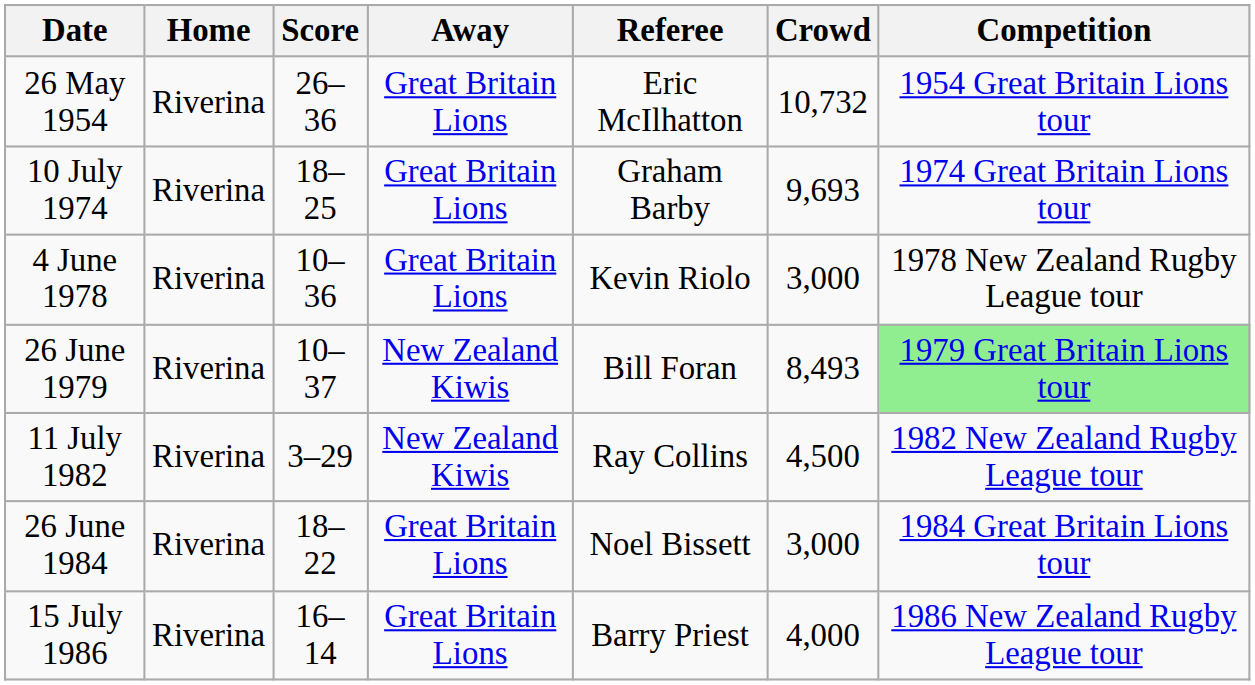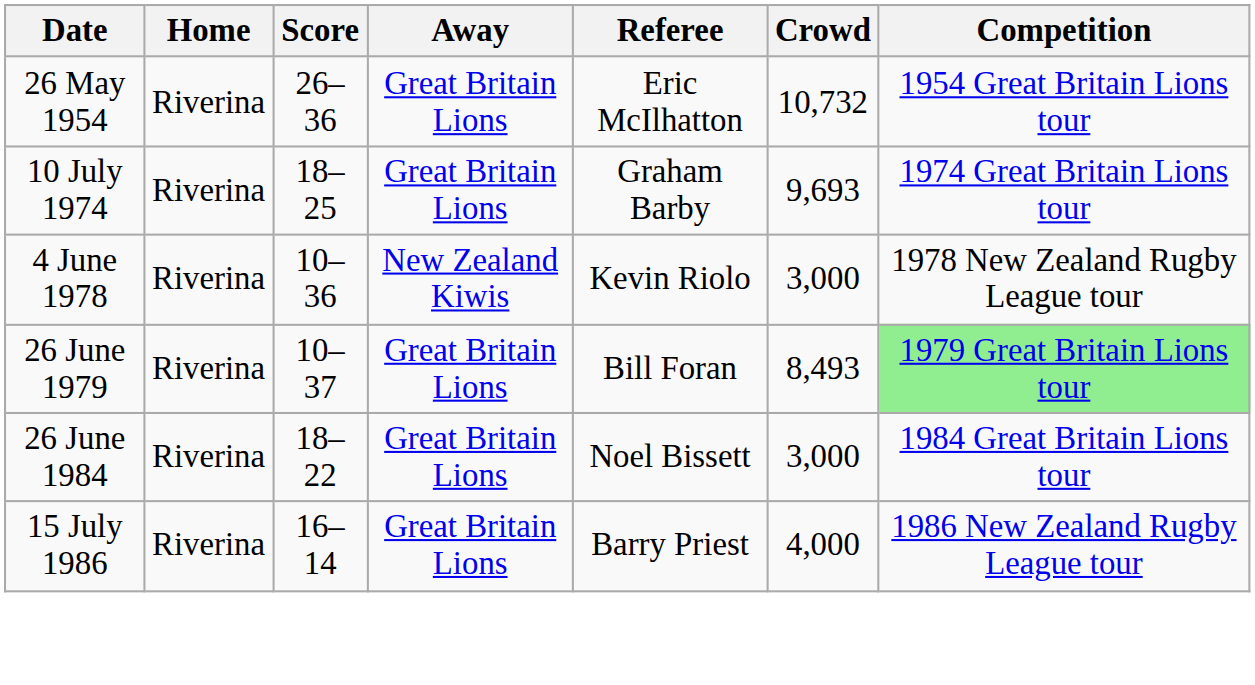(470, 278) Great Britain Lions -> (470, 278) New Zealand Kiwis
(470, 367) New Zealand Kiwis -> (470, 367) Great Britain Lions
- row: (75, 456)
